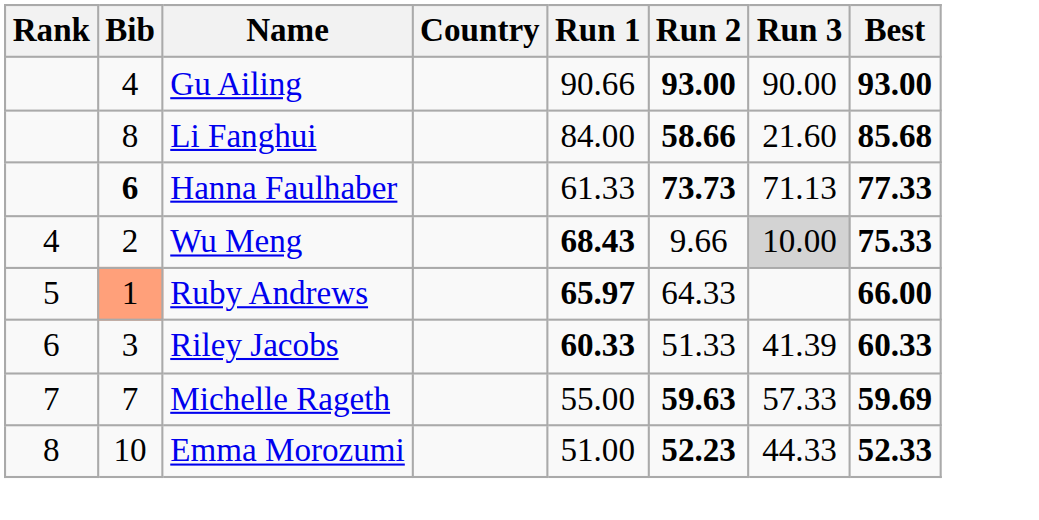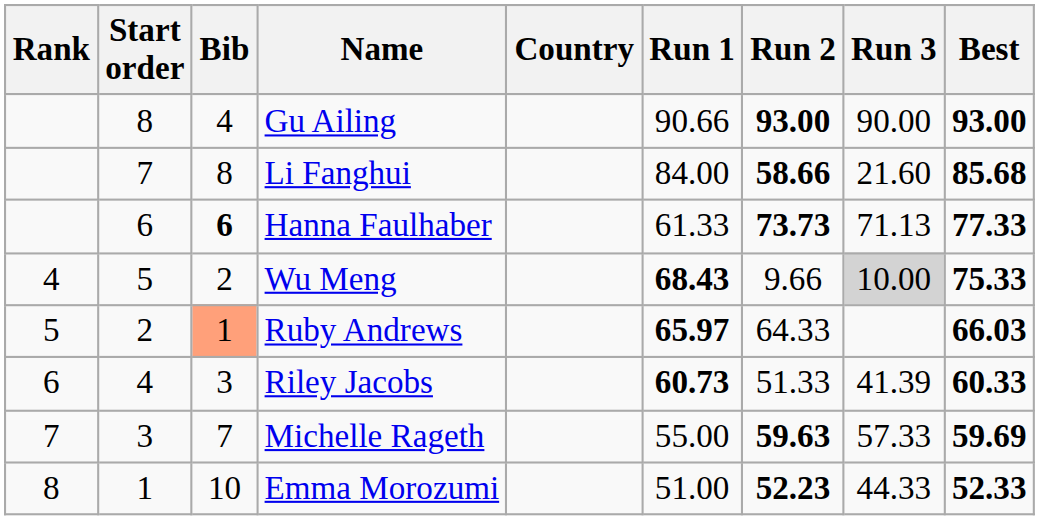+ column: (145, 49)
(895, 293) 66.00 -> (989, 330) 66.03
(598, 345) 60.33 -> (692, 383) 60.73
